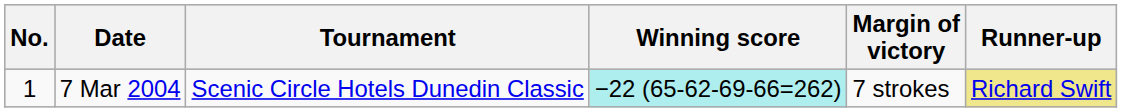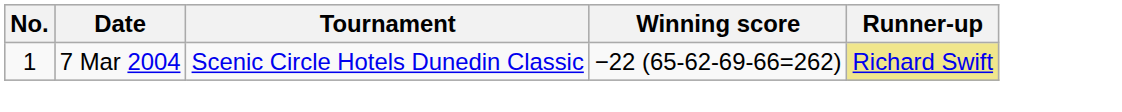- column: (906, 37)
(718, 88) paleturquoise background -> (718, 62) no background
